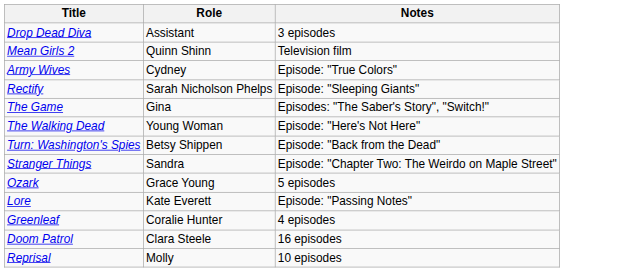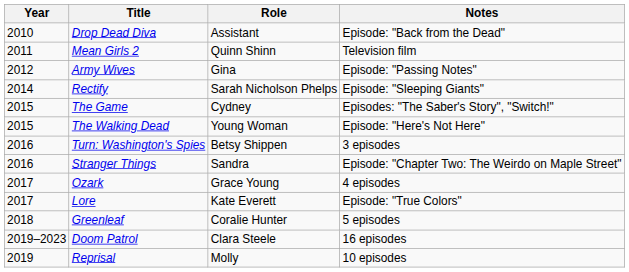+ column: (37, 13)
(306, 32) 3 episodes -> (424, 32) Episode: "Back from the Dead"
(166, 70) Cydney -> (223, 70) Gina
(337, 70) Episode: "True Colors" -> (410, 70) Episode: "Passing Notes"
(159, 107) Gina -> (231, 107) Cydney
(359, 145) Episode: "Back from the Dead" -> (371, 145) 3 episodes
(306, 182) 5 episodes -> (371, 182) 4 episodes
(345, 201) Episode: "Passing Notes" -> (402, 201) Episode: "True Colors"
(306, 220) 4 episodes -> (371, 220) 5 episodes
